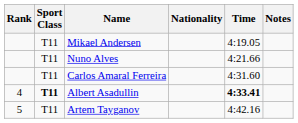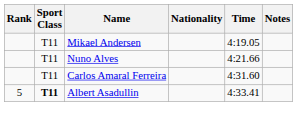(19, 93) 4 -> (19, 93) 5
(244, 93) bold -> (243, 93) normal
- row: (103, 110)
